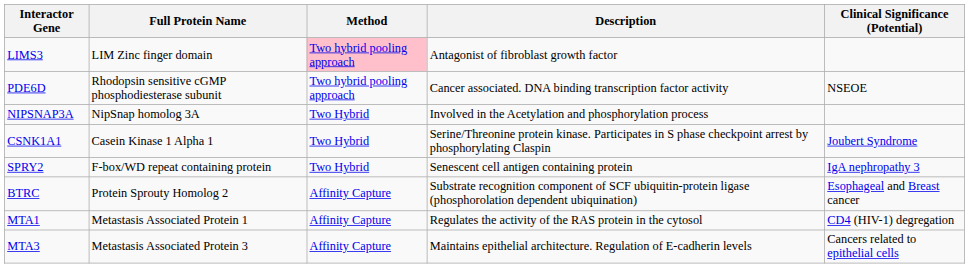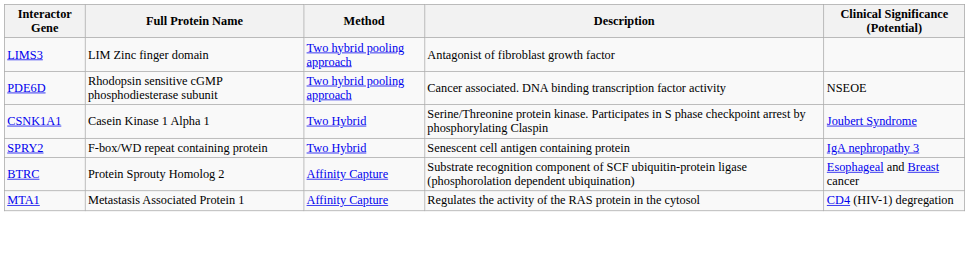(358, 54) pink background -> (355, 54) no background
- row: (40, 114)
- row: (24, 246)
